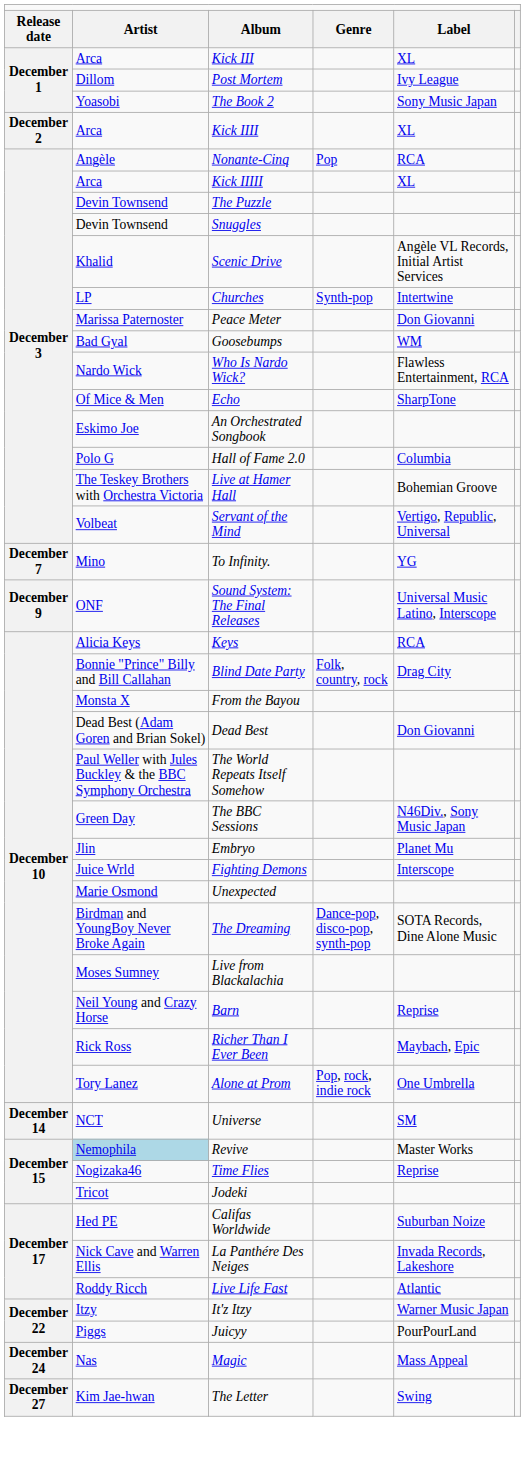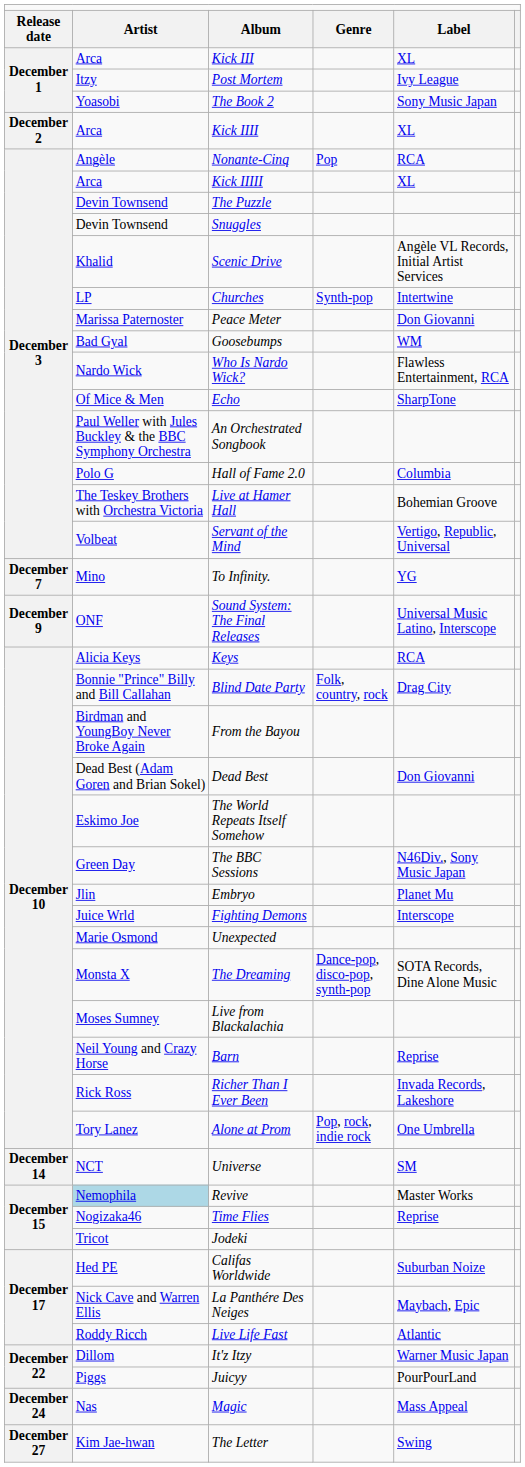(95, 79) Dillom -> (86, 79) Itzy
(107, 429) Eskimo Joe -> (136, 436) Paul Weller with Jules Buckley & the BBC Symphony Orchestra
(103, 701) Monsta X -> (123, 731) Birdman and YoungBoy Never Broke Again
(136, 774) Paul Weller with Jules Buckley & the BBC Symphony Orchestra -> (107, 820) Eskimo Joe
(123, 928) Birdman and YoungBoy Never Broke Again -> (103, 974) Monsta X
(438, 1046) Maybach, Epic -> (441, 1092) Invada Records, Lakeshore
(441, 1259) Invada Records, Lakeshore -> (438, 1305) Maybach, Epic
(86, 1309) Itzy -> (95, 1355) Dillom
